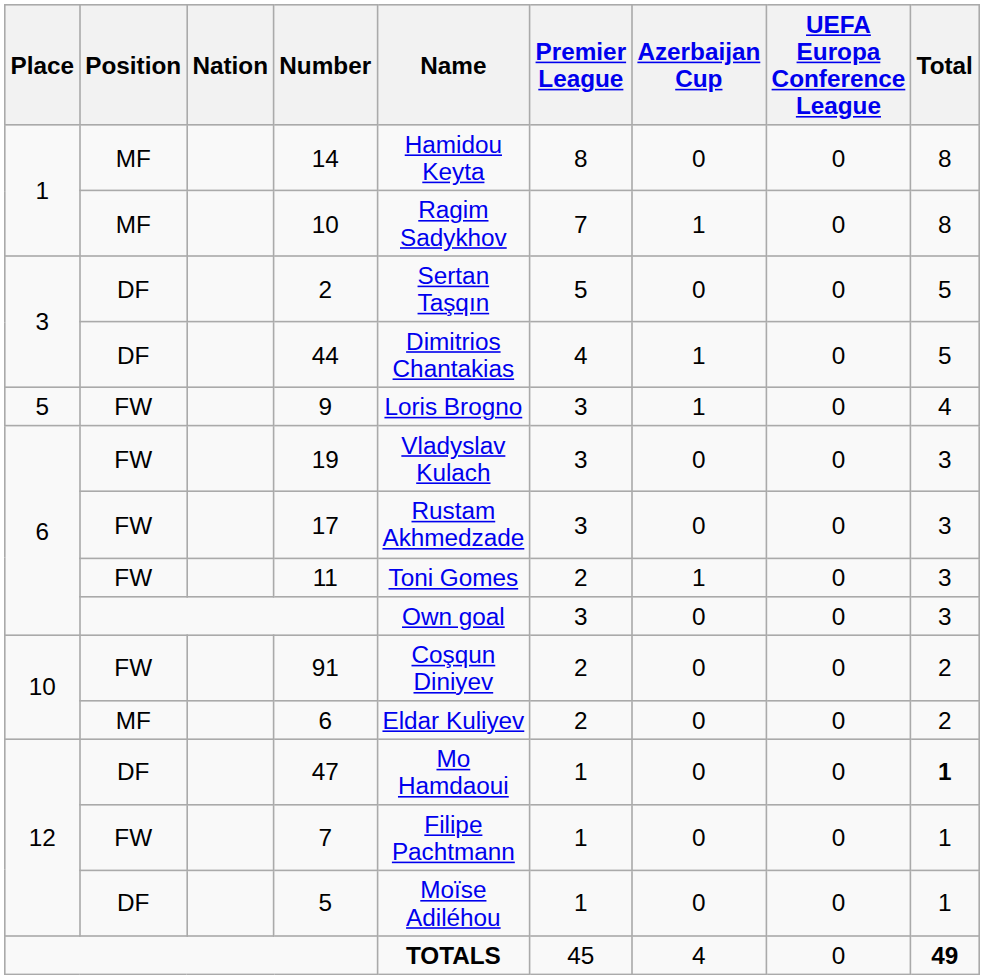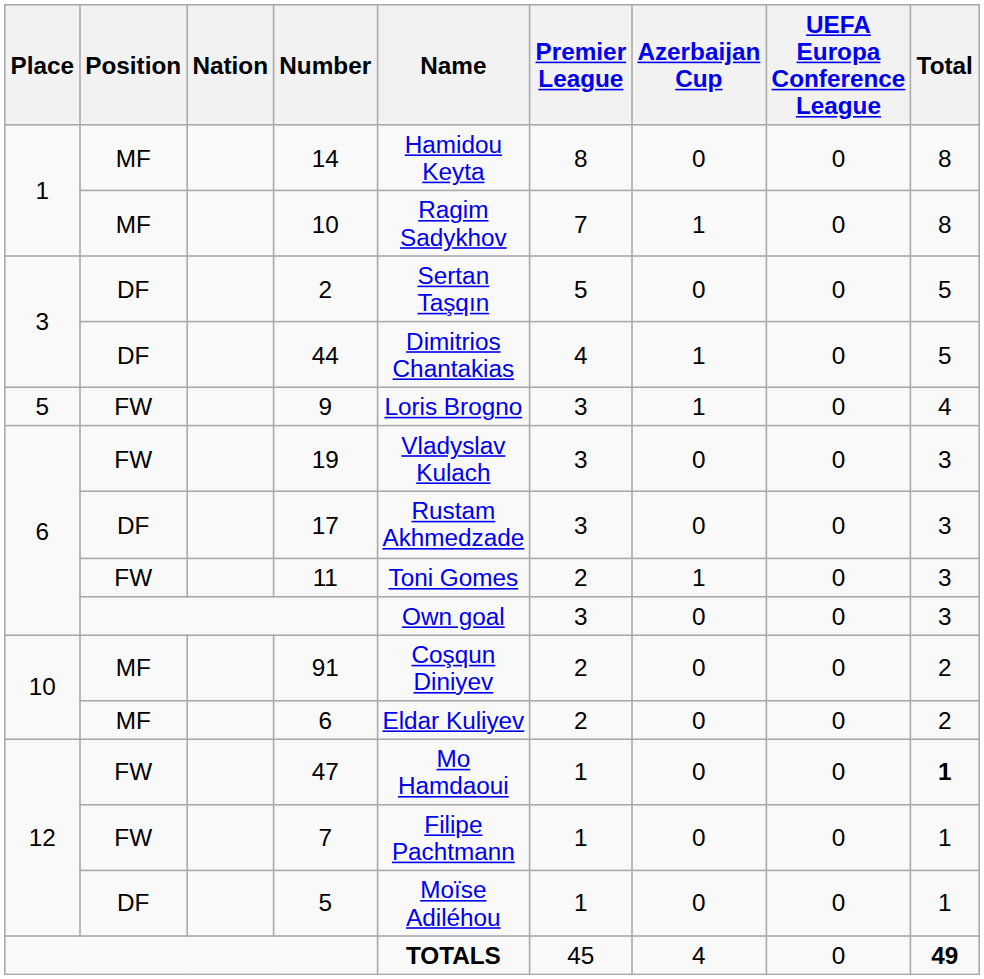(133, 525) FW -> (133, 525) DF
(133, 668) FW -> (133, 668) MF
(133, 772) DF -> (133, 772) FW
